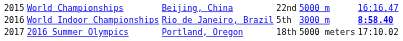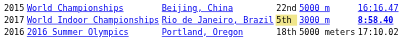(14, 20) 2016 -> (14, 20) 2017
(284, 20) no background -> (284, 20) khaki background
(14, 33) 2017 -> (14, 33) 2016
